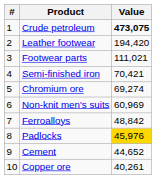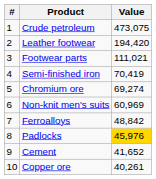(132, 27) bold -> (132, 27) normal
(129, 74) 70,421 -> (129, 74) 70,419
(129, 151) 44,652 -> (129, 151) 41,652
